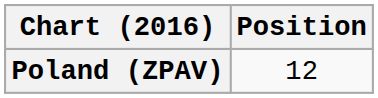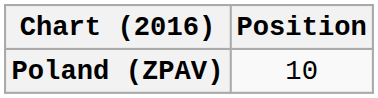(302, 71) 12 -> (302, 71) 10
